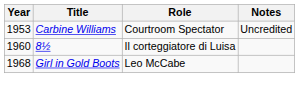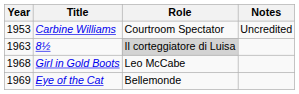(19, 47) 1960 -> (19, 47) 1963
(180, 47) no background -> (180, 47) lightgrey background
+ row: (70, 81)
